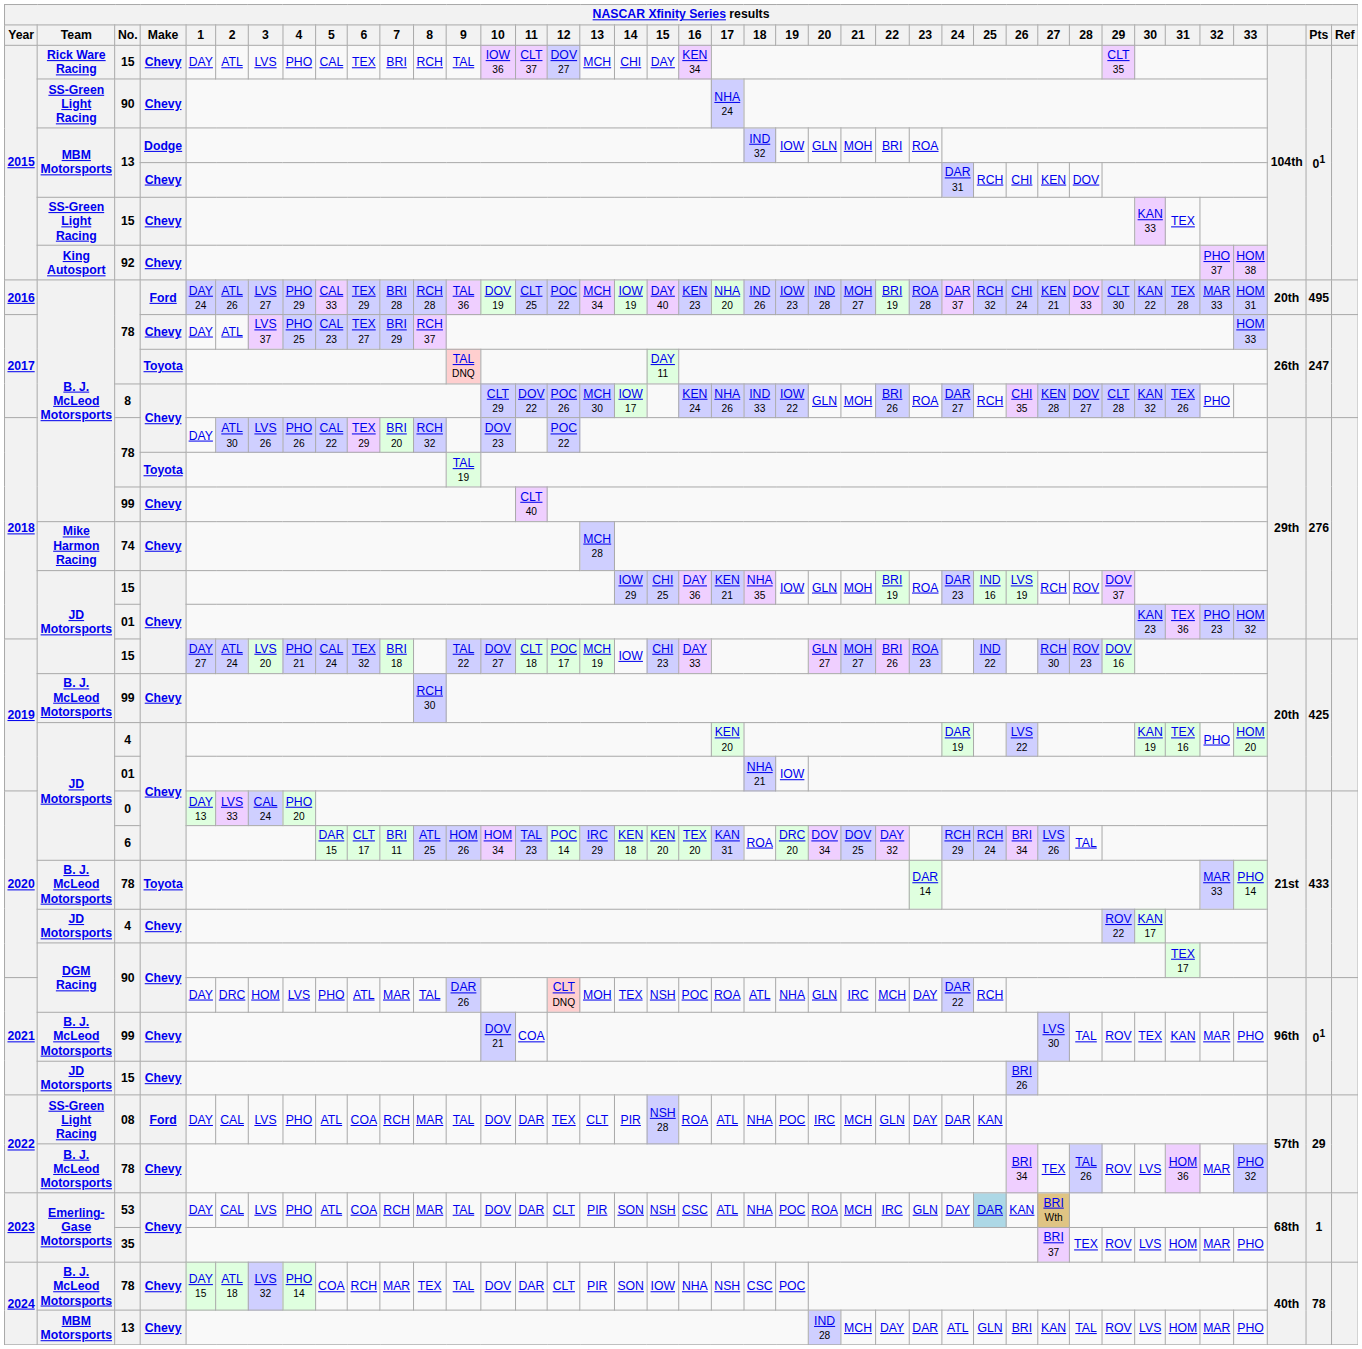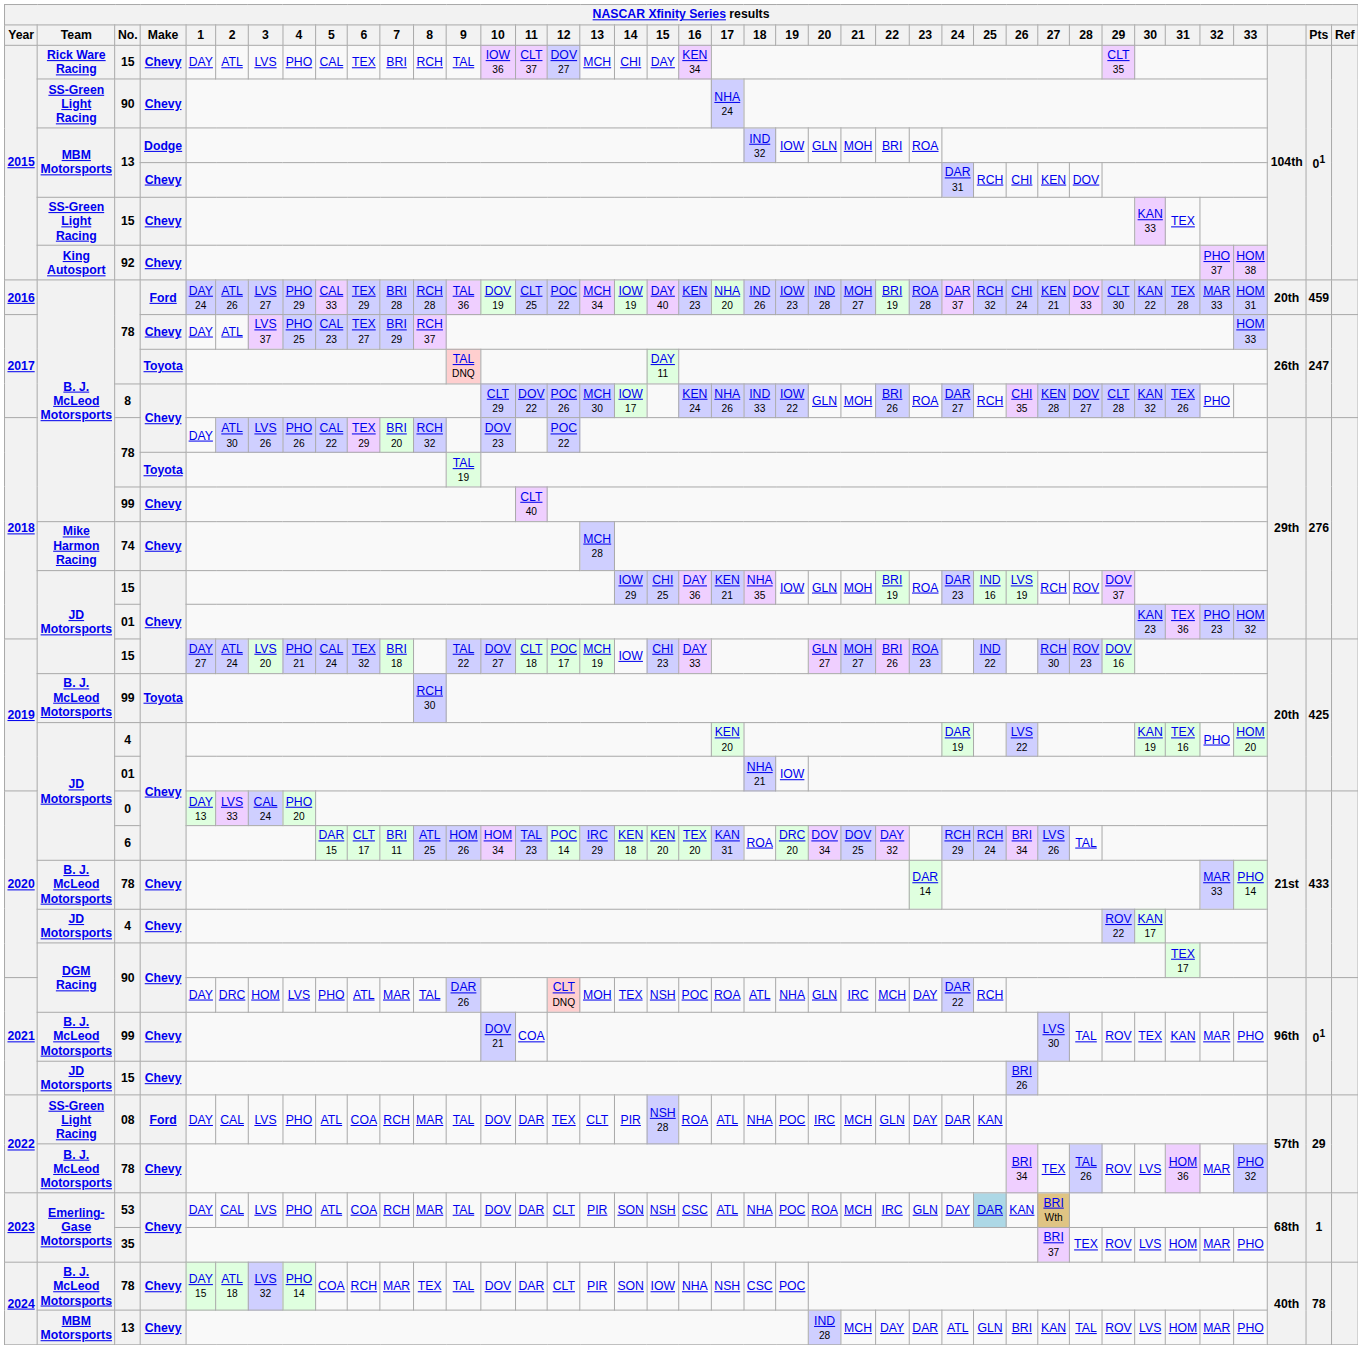(1319, 297) 495 -> (1319, 297) 459
(163, 698) Chevy -> (163, 698) Toyota
(163, 884) Toyota -> (163, 884) Chevy
